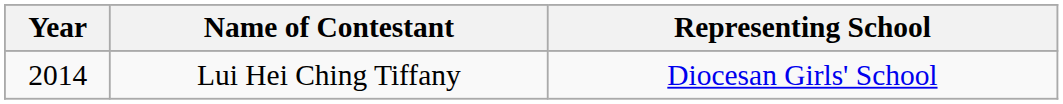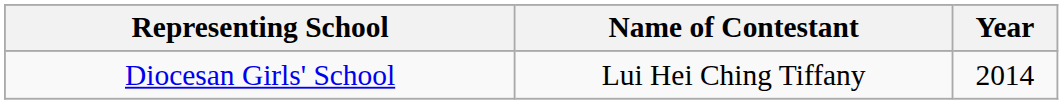columns swapped: (58, 27) <-> (802, 27)
